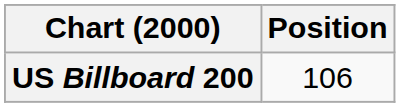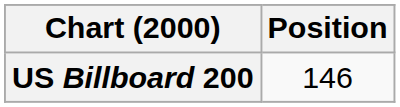(328, 76) 106 -> (328, 76) 146
